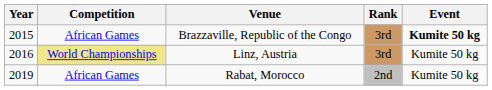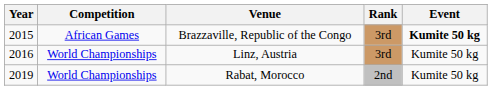(102, 55) khaki background -> (102, 55) no background
(102, 75) African Games -> (102, 75) World Championships
